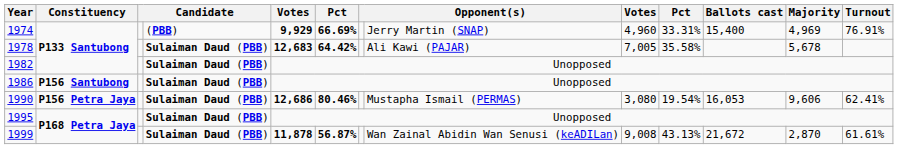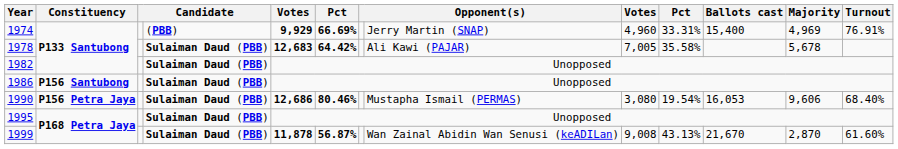(865, 100) 62.41% -> (865, 100) 68.40%
(725, 135) 21,672 -> (725, 135) 21,670
(865, 135) 61.61% -> (865, 135) 61.60%
